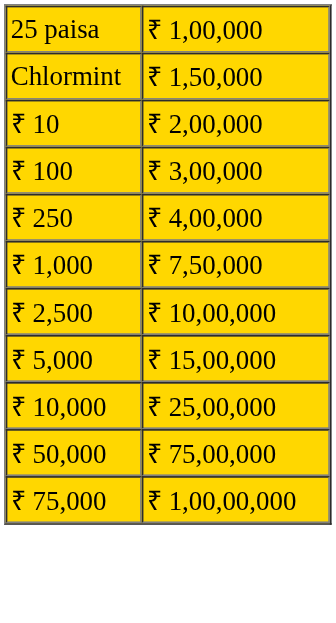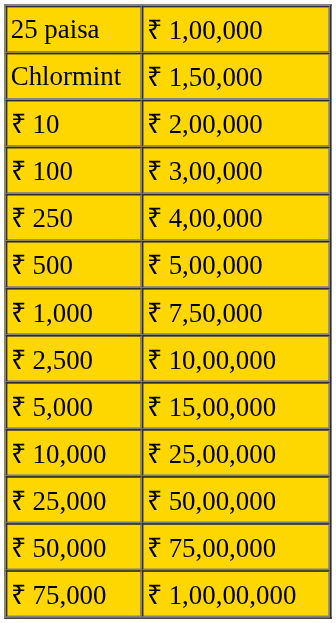+ row: (42, 265)
+ row: (59, 500)
